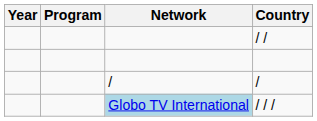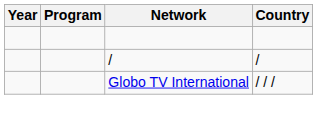- row: (261, 37)
(179, 104) lightblue background -> (179, 82) no background
